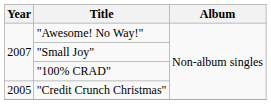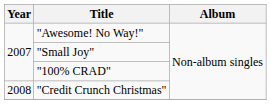(19, 90) 2005 -> (19, 90) 2008
